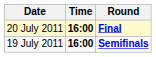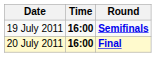rows swapped: (35, 44) <-> (35, 28)
